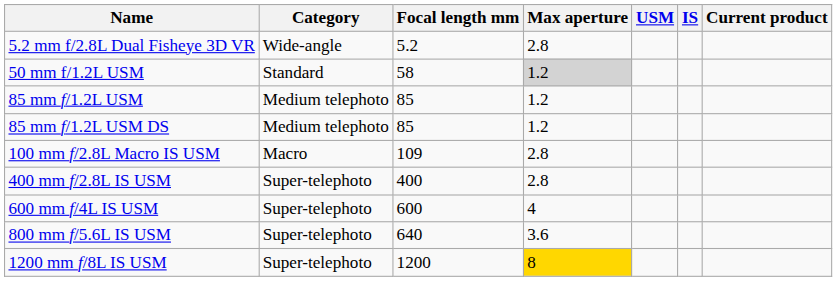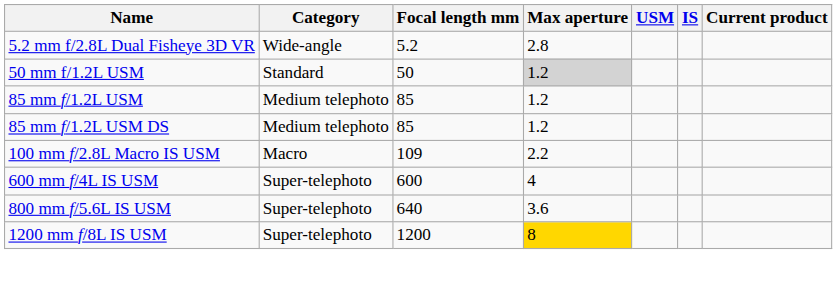(405, 72) 58 -> (405, 72) 50
(538, 153) 2.8 -> (538, 153) 2.2
- row: (90, 180)
